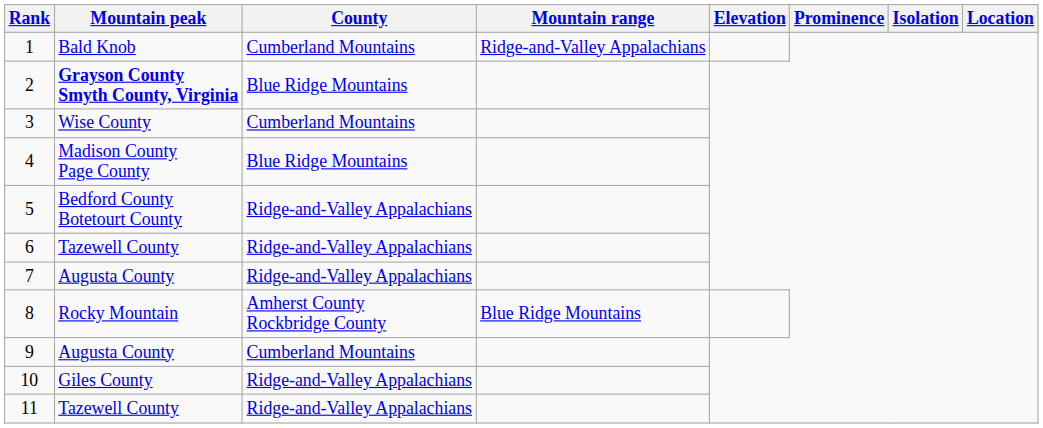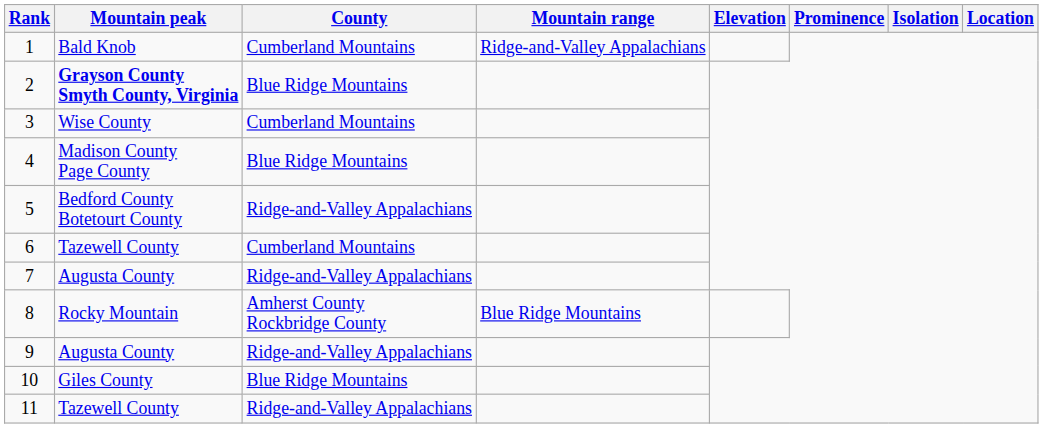(359, 247) Ridge-and-Valley Appalachians -> (331, 247) Cumberland Mountains
(331, 351) Cumberland Mountains -> (359, 351) Ridge-and-Valley Appalachians
(359, 380) Ridge-and-Valley Appalachians -> (327, 380) Blue Ridge Mountains
